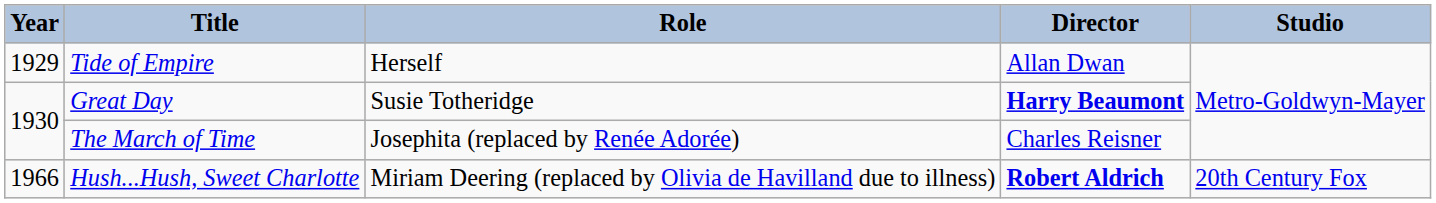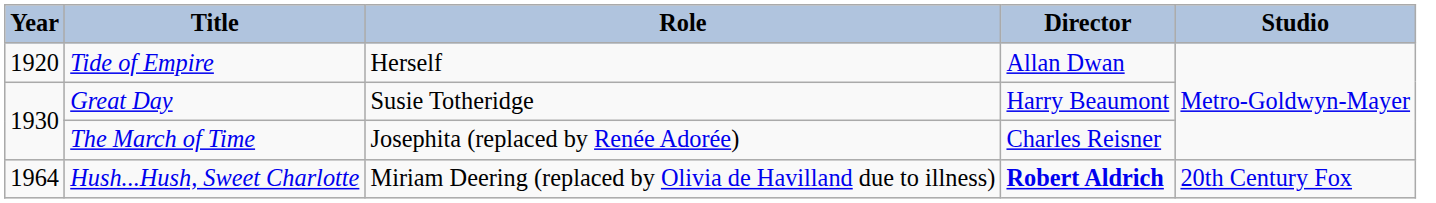(35, 62) 1929 -> (35, 62) 1920
(1095, 100) bold -> (1088, 100) normal
(35, 178) 1966 -> (35, 178) 1964
